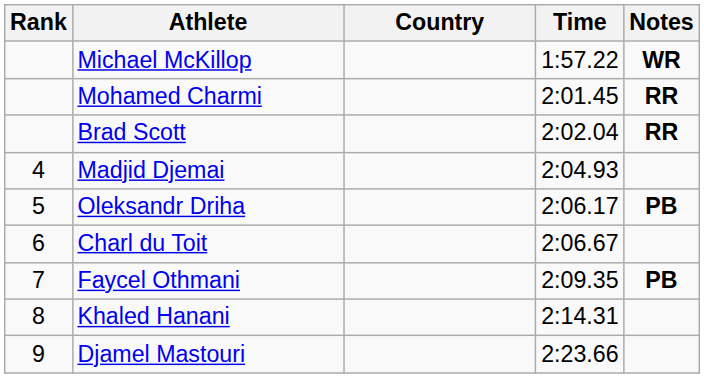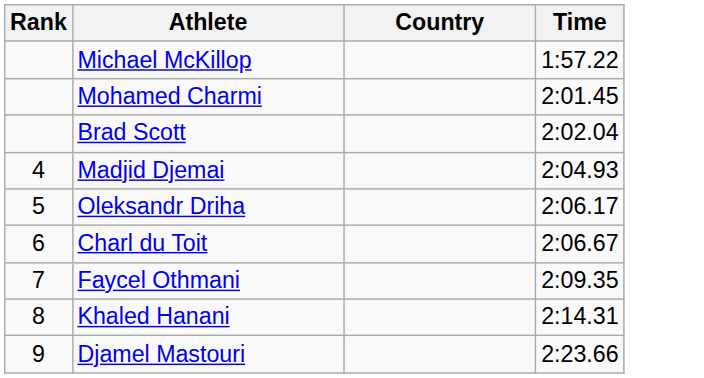- column: (661, 22)
